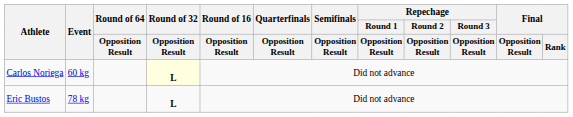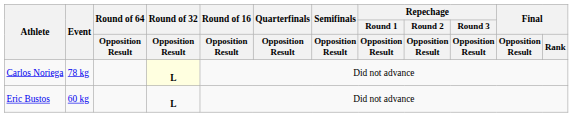(78, 73) 60 kg -> (78, 73) 78 kg
(78, 99) 78 kg -> (78, 99) 60 kg
